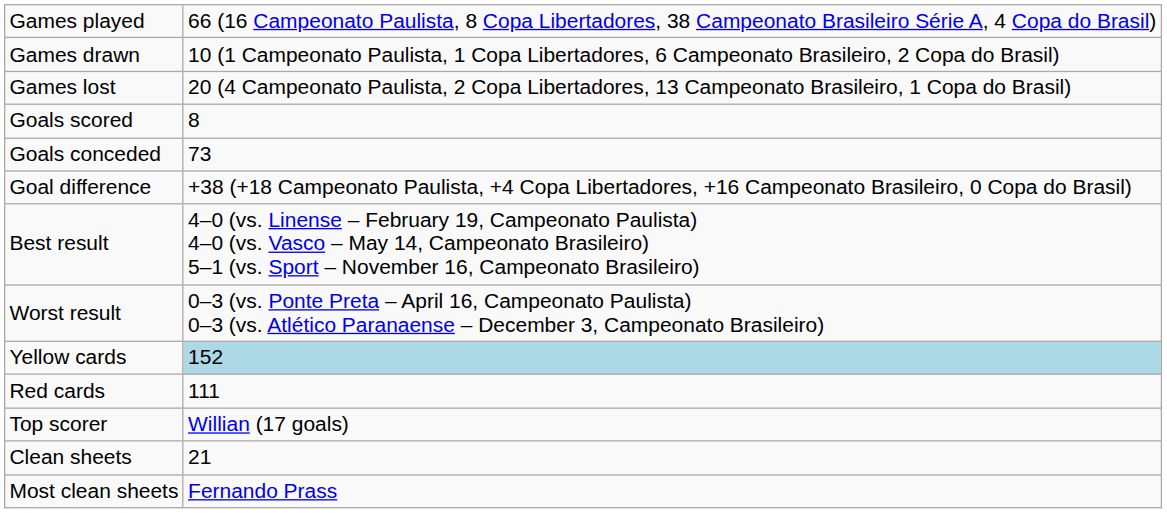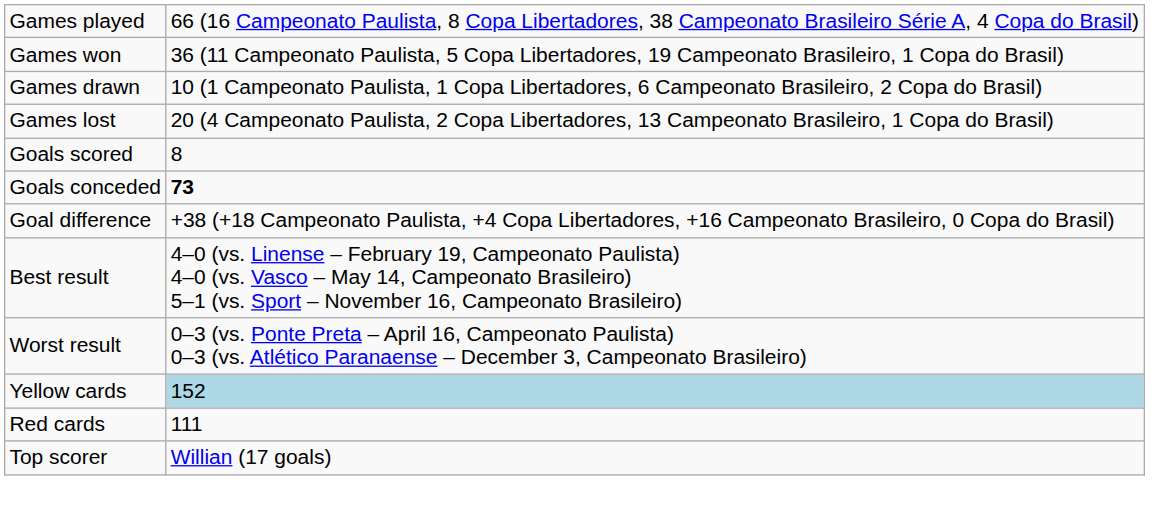+ row: (65, 54)
(200, 154) normal -> (182, 187) bold
- row: (71, 457)
- row: (94, 490)
